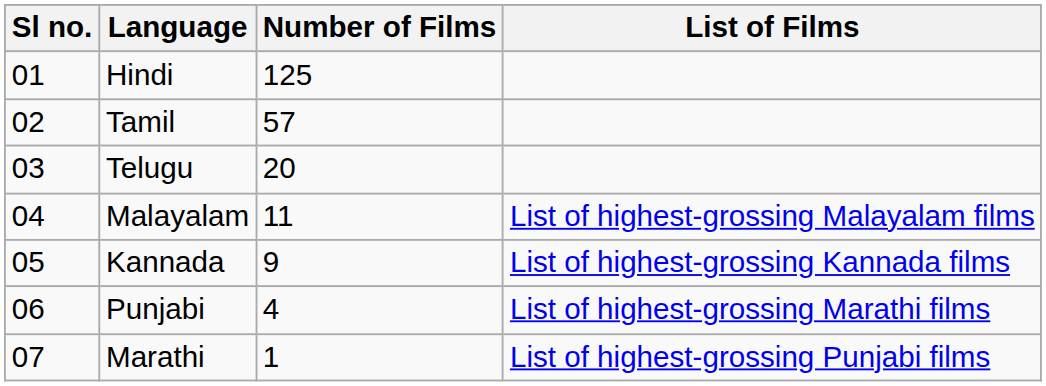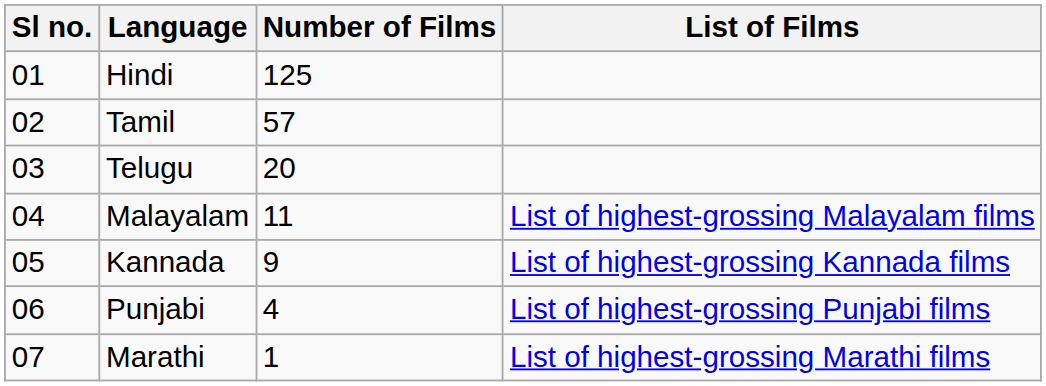(750, 309) List of highest-grossing Marathi films -> (750, 309) List of highest-grossing Punjabi films
(750, 356) List of highest-grossing Punjabi films -> (750, 356) List of highest-grossing Marathi films
